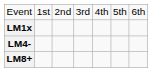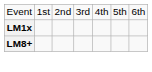- row: (19, 43)
